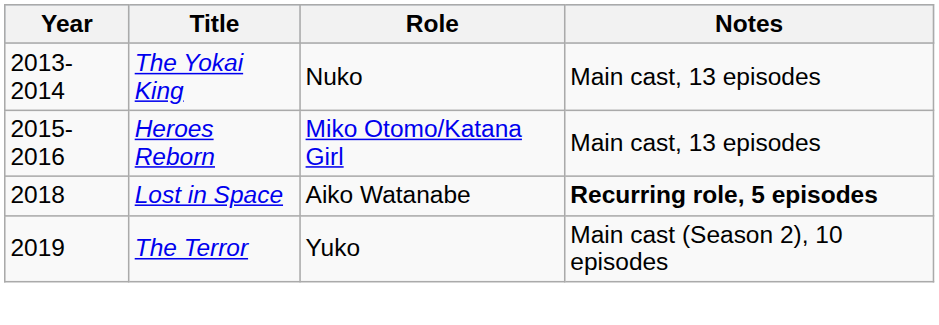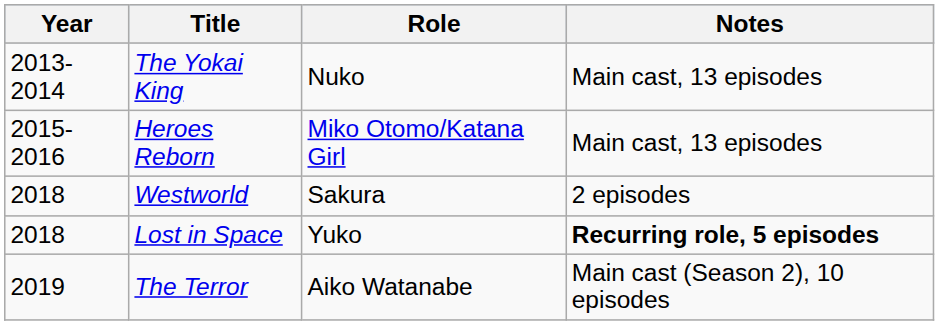+ row: (191, 195)
(388, 195) Aiko Watanabe -> (335, 234) Yuko
(333, 248) Yuko -> (390, 286) Aiko Watanabe
